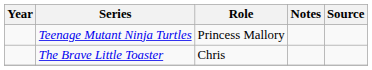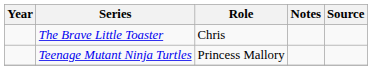rows swapped: (101, 55) <-> (115, 34)
